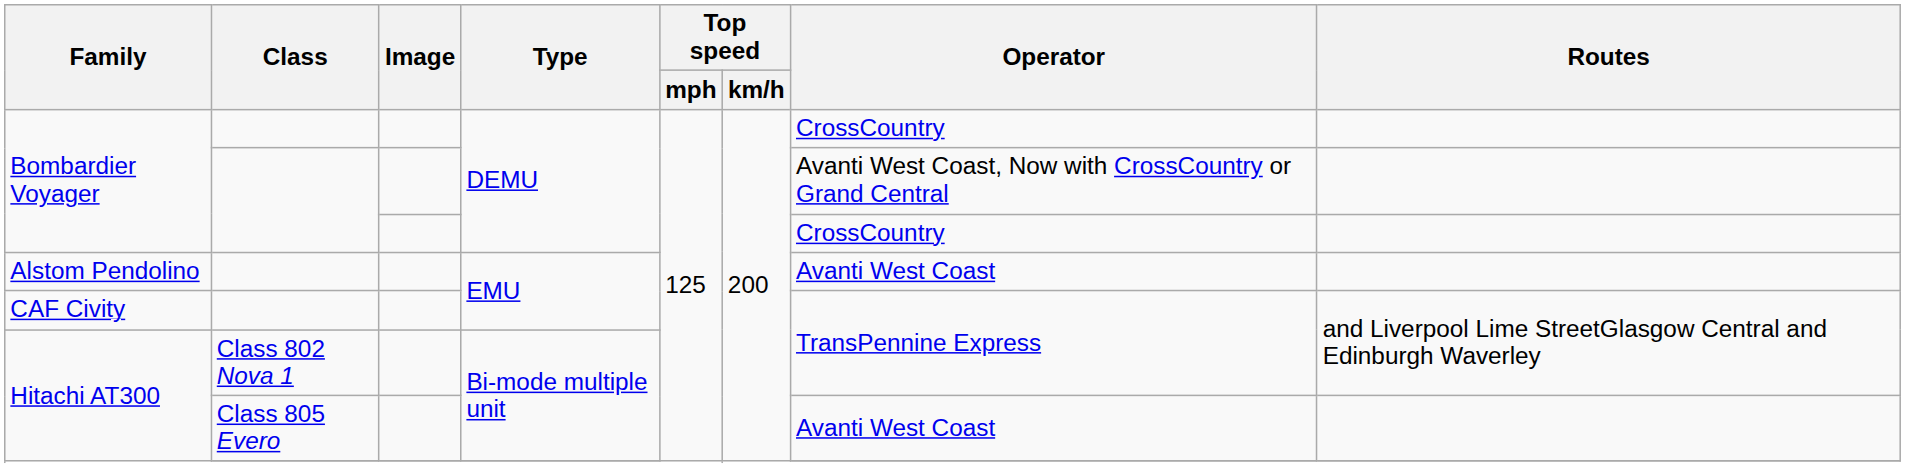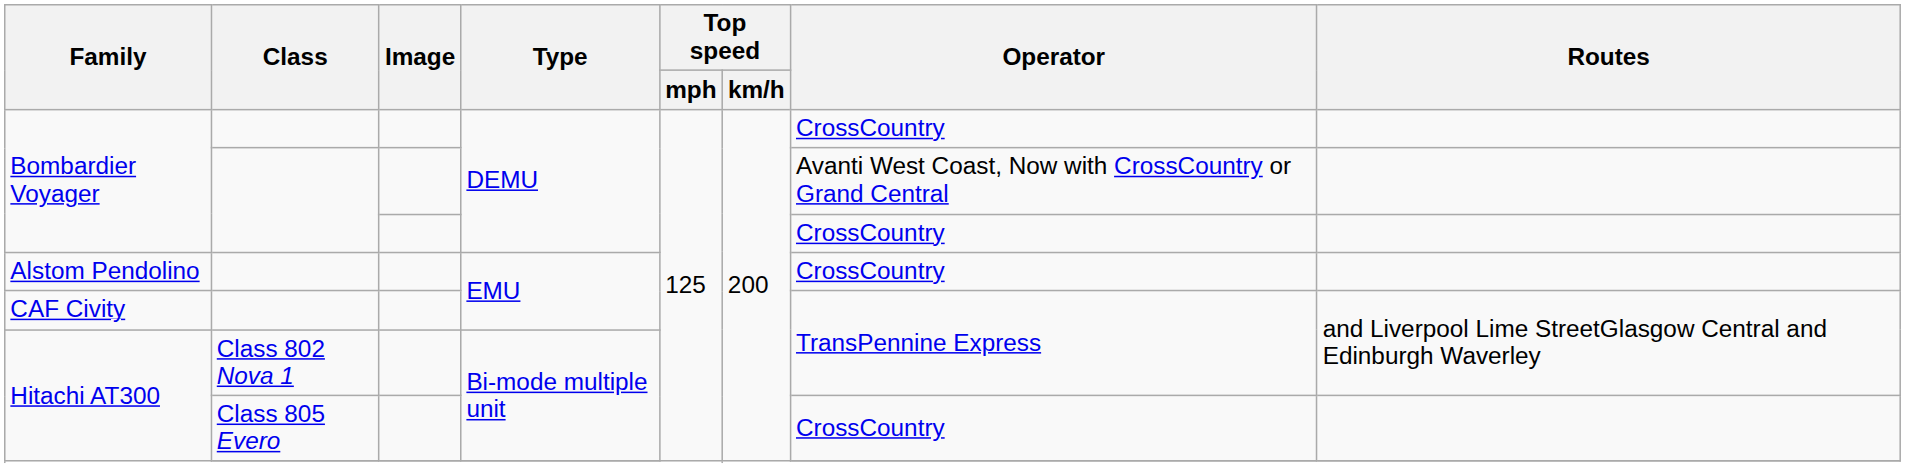(896, 271) Avanti West Coast -> (870, 271) CrossCountry
(896, 428) Avanti West Coast -> (870, 428) CrossCountry
